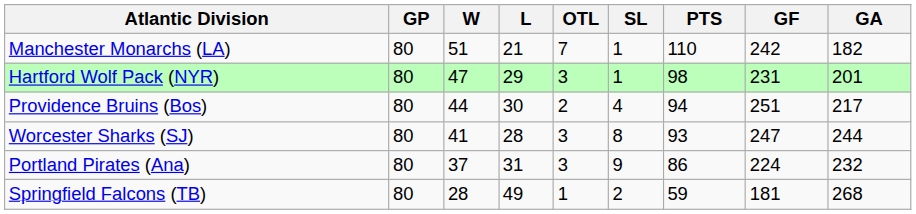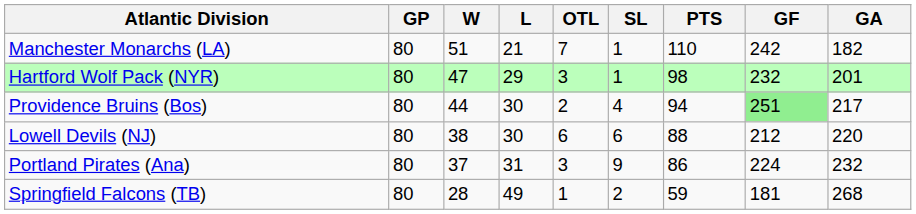(765, 77) 231 -> (765, 77) 232
(765, 106) no background -> (765, 106) lightgreen background
- row: (101, 135)
+ row: (82, 135)
